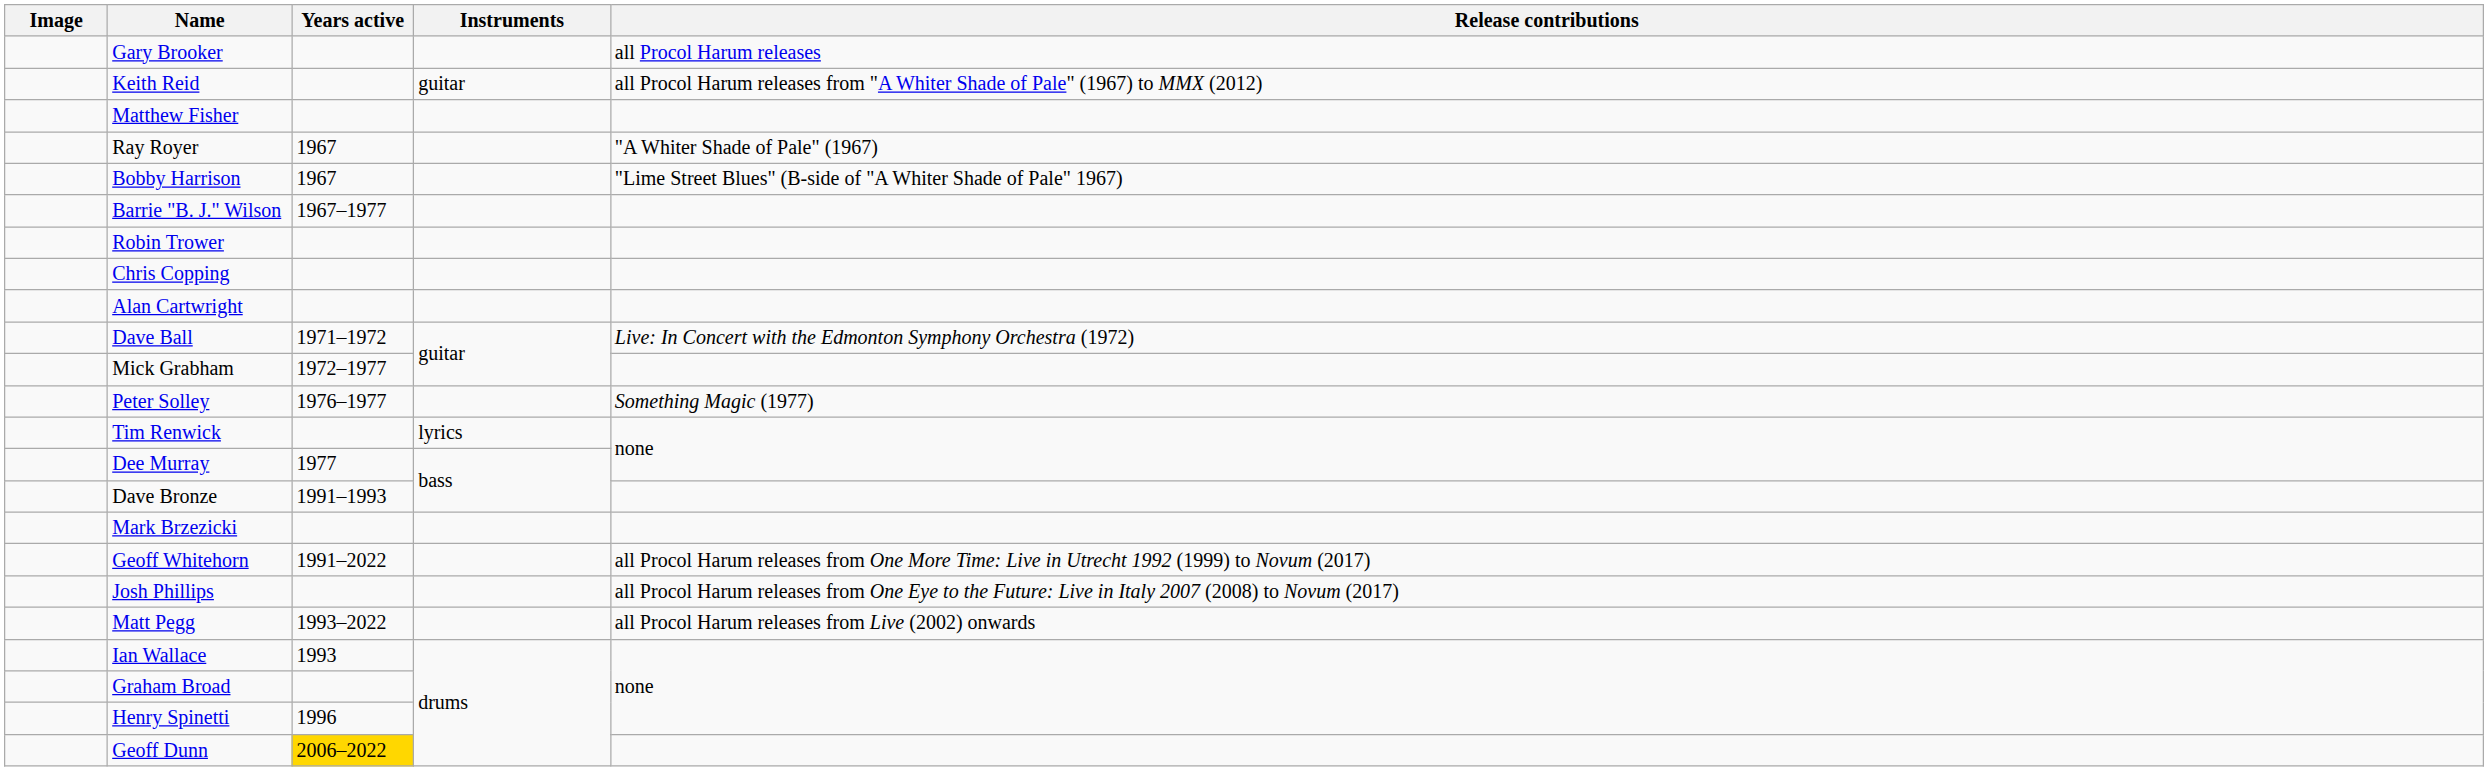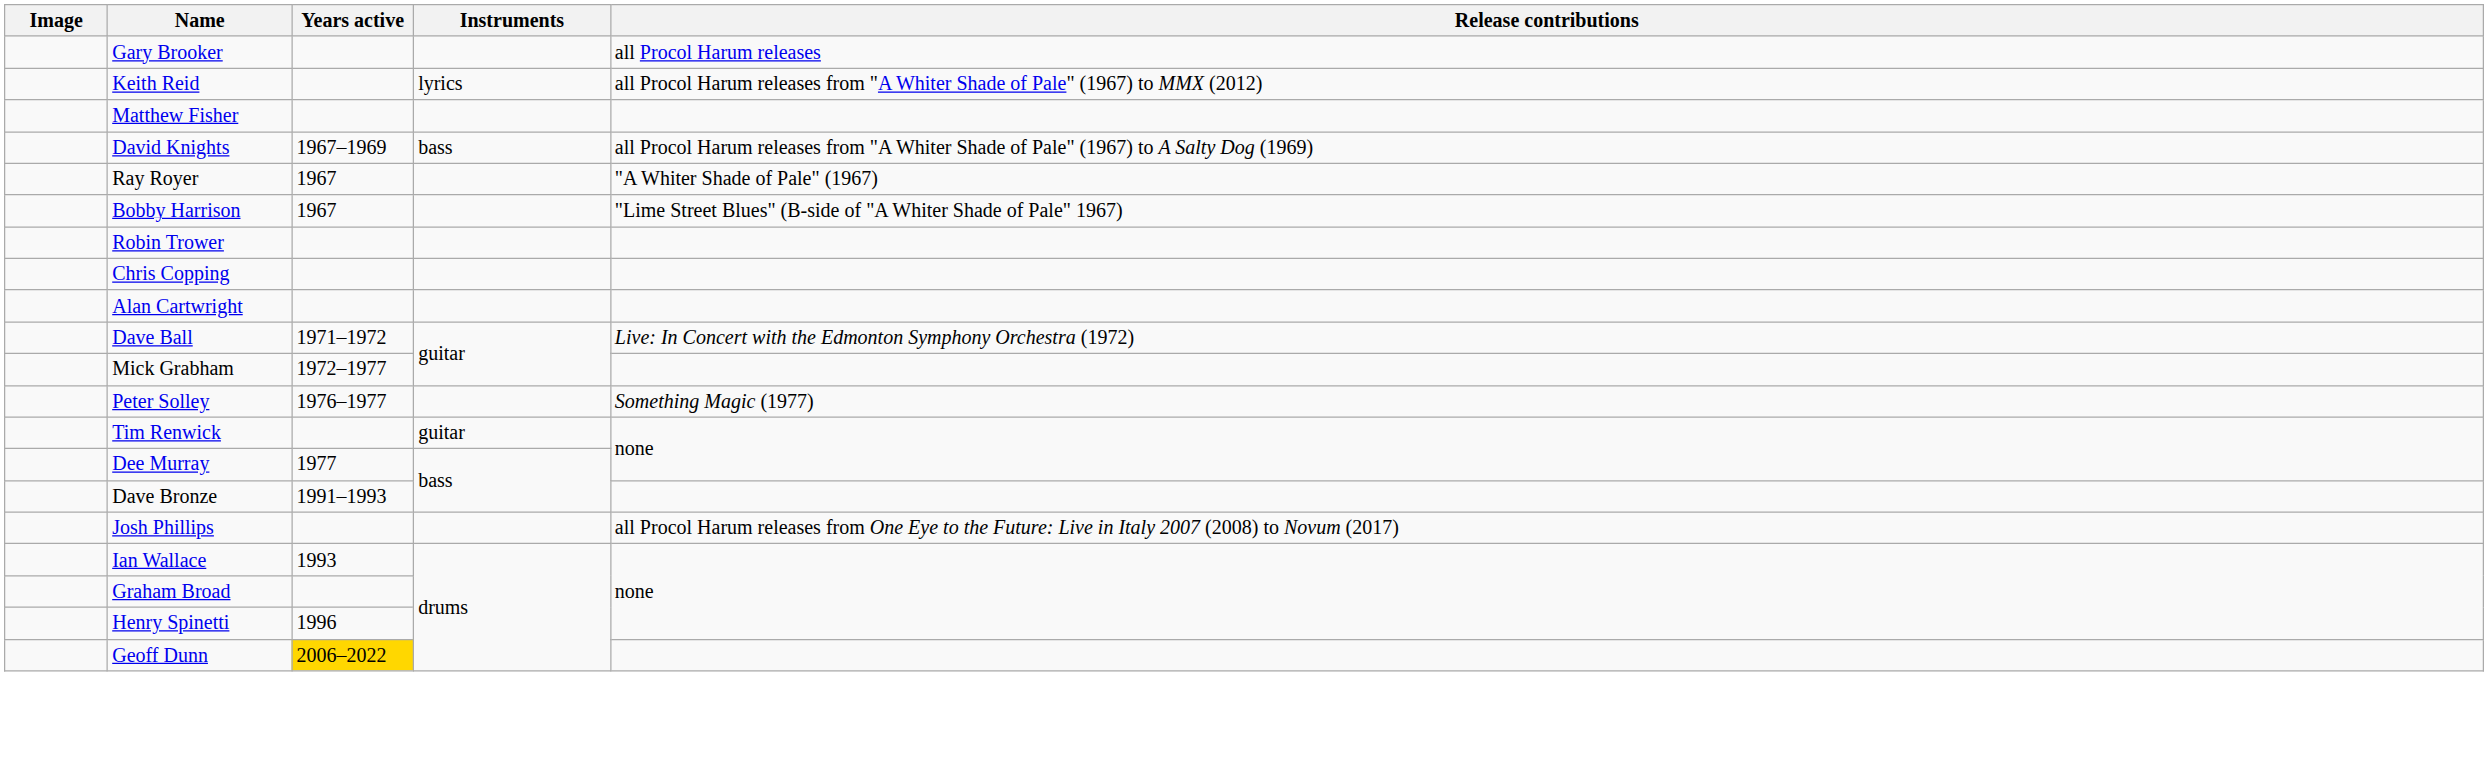(441, 83) guitar -> (440, 83) lyrics
+ row: (171, 147)
- row: (197, 210)
(440, 432) lyrics -> (441, 432) guitar
- row: (175, 527)
- row: (180, 559)
- row: (154, 623)
